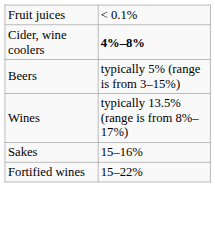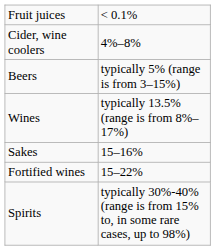(123, 42) bold -> (121, 42) normal
+ row: (25, 213)
